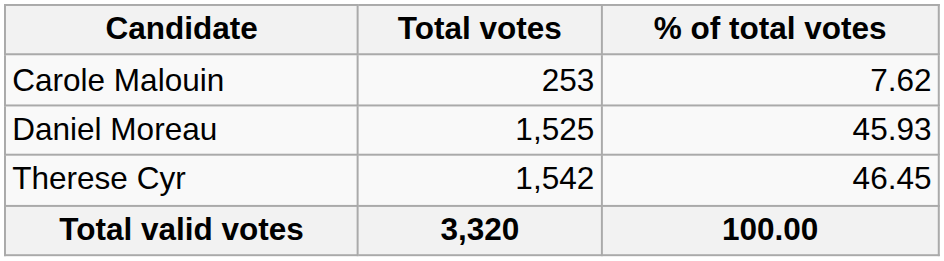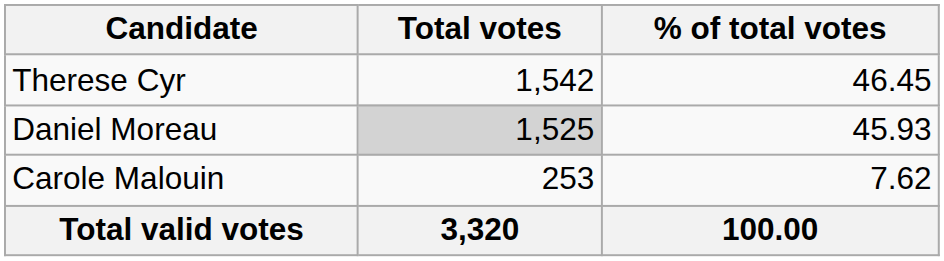rows swapped: (99, 179) <-> (118, 79)
(555, 129) no background -> (555, 129) lightgrey background
